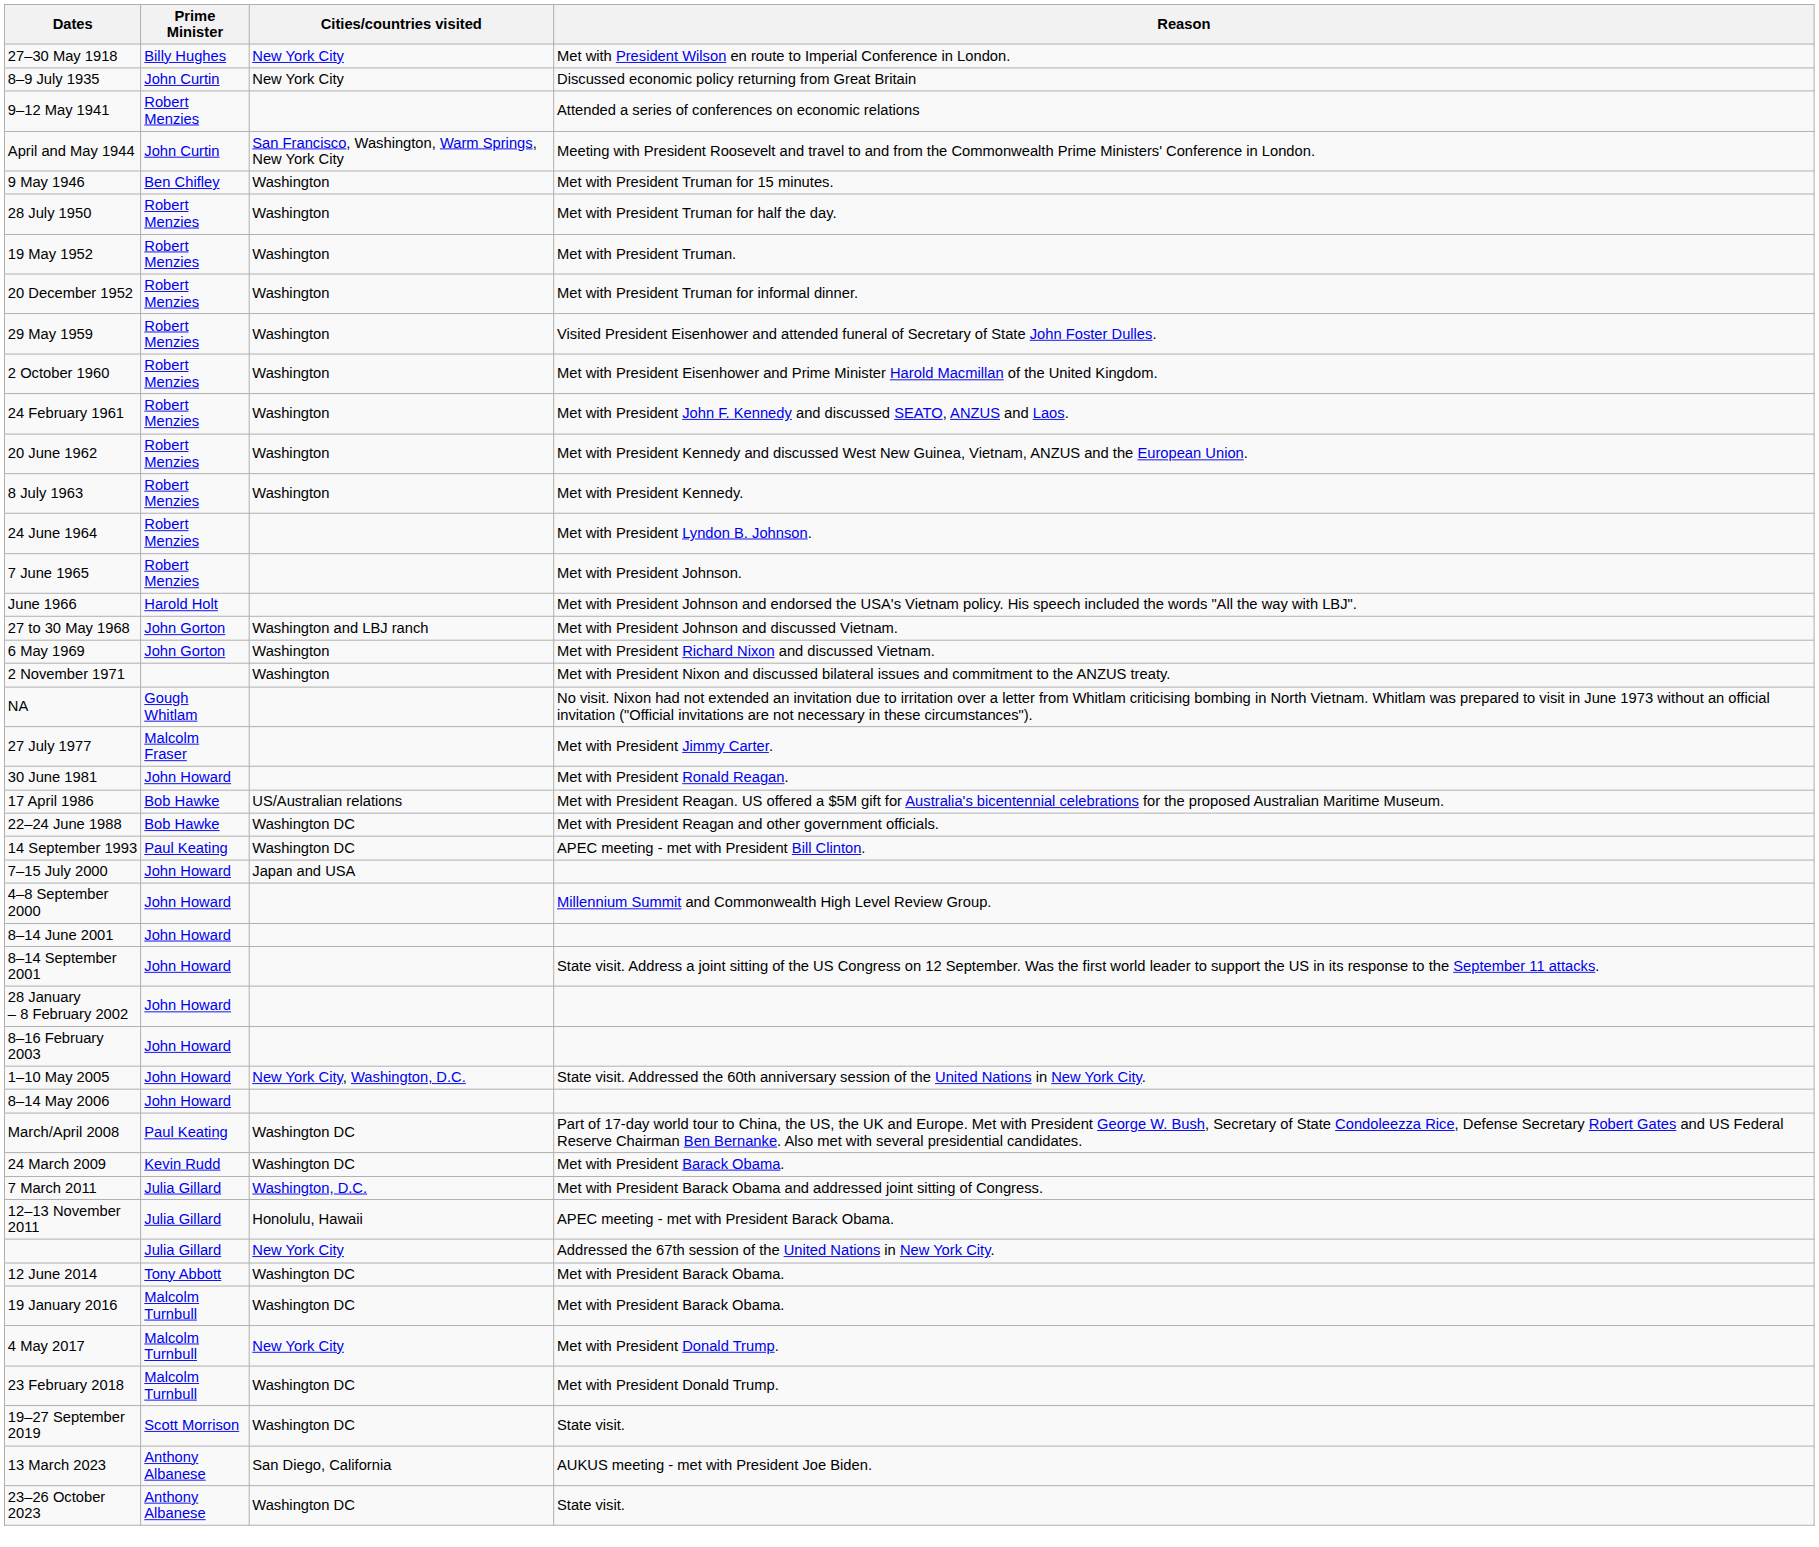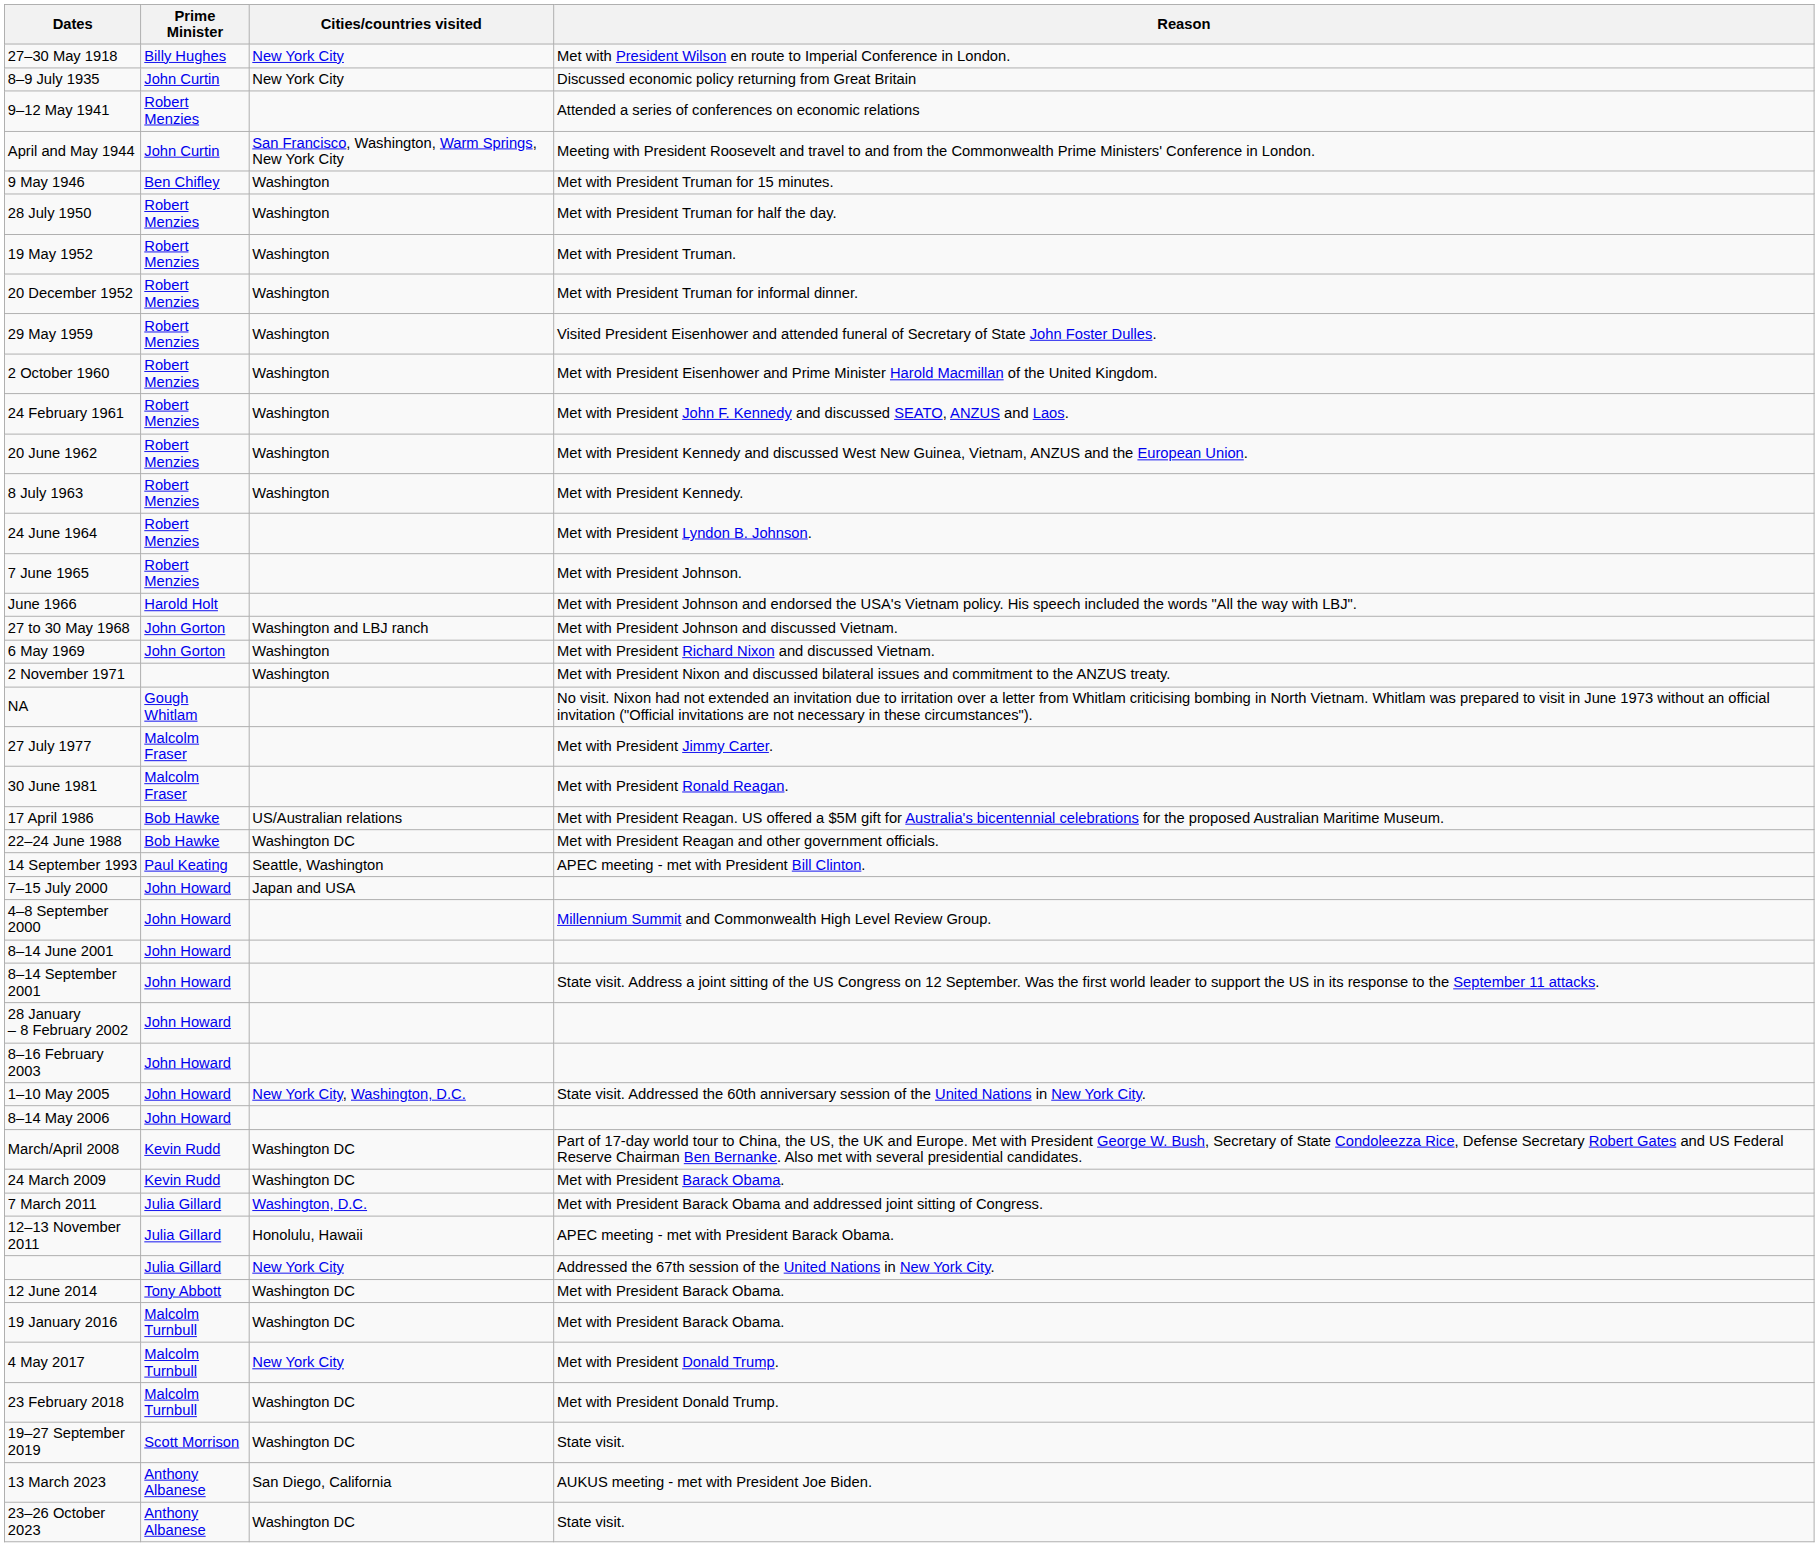(188, 778) John Howard -> (172, 786) Malcolm Fraser
(304, 848) Washington DC -> (318, 864) Seattle, Washington
(186, 1132) Paul Keating -> (182, 1149) Kevin Rudd
